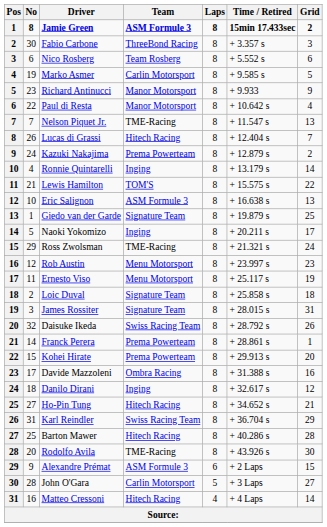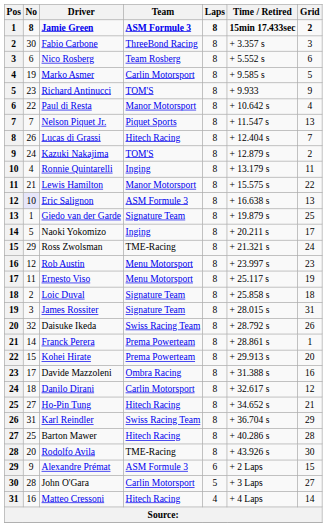(161, 90) Manor Motorsport -> (140, 90) TOM'S
(151, 121) TME-Racing -> (151, 121) Piquet Sports
(160, 153) Prema Powerteam -> (140, 153) TOM'S
(310, 169) 14 -> (310, 169) 11
(140, 184) TOM'S -> (161, 184) Manor Motorsport
(31, 200) no background -> (31, 200) lavender background
(138, 388) Inging -> (160, 388) Carlin Motorsport
